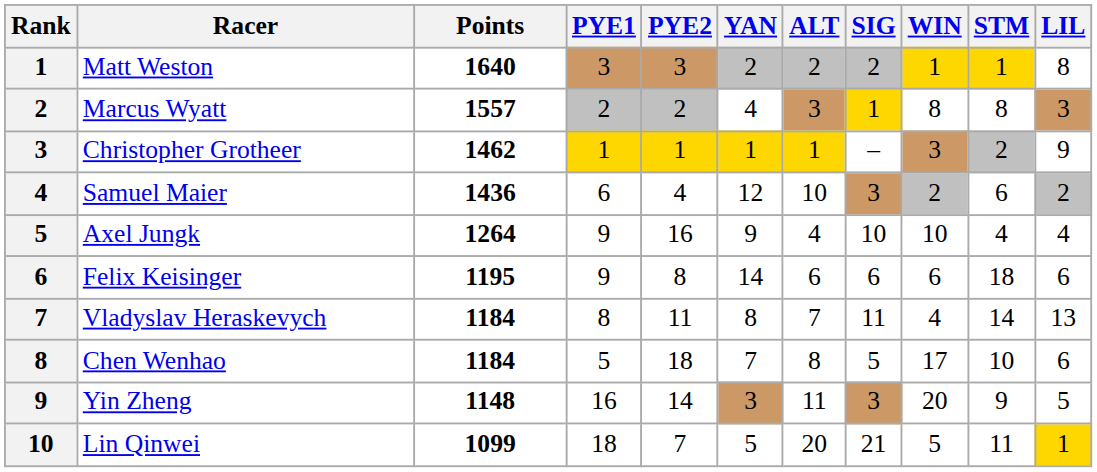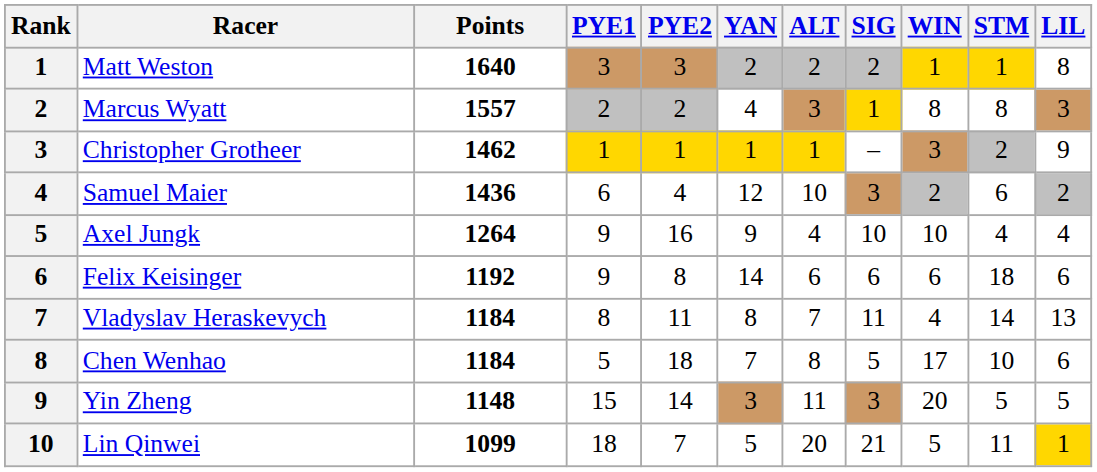(490, 276) 1195 -> (490, 276) 1192
(604, 401) 16 -> (604, 401) 15
(1001, 401) 9 -> (1001, 401) 5
